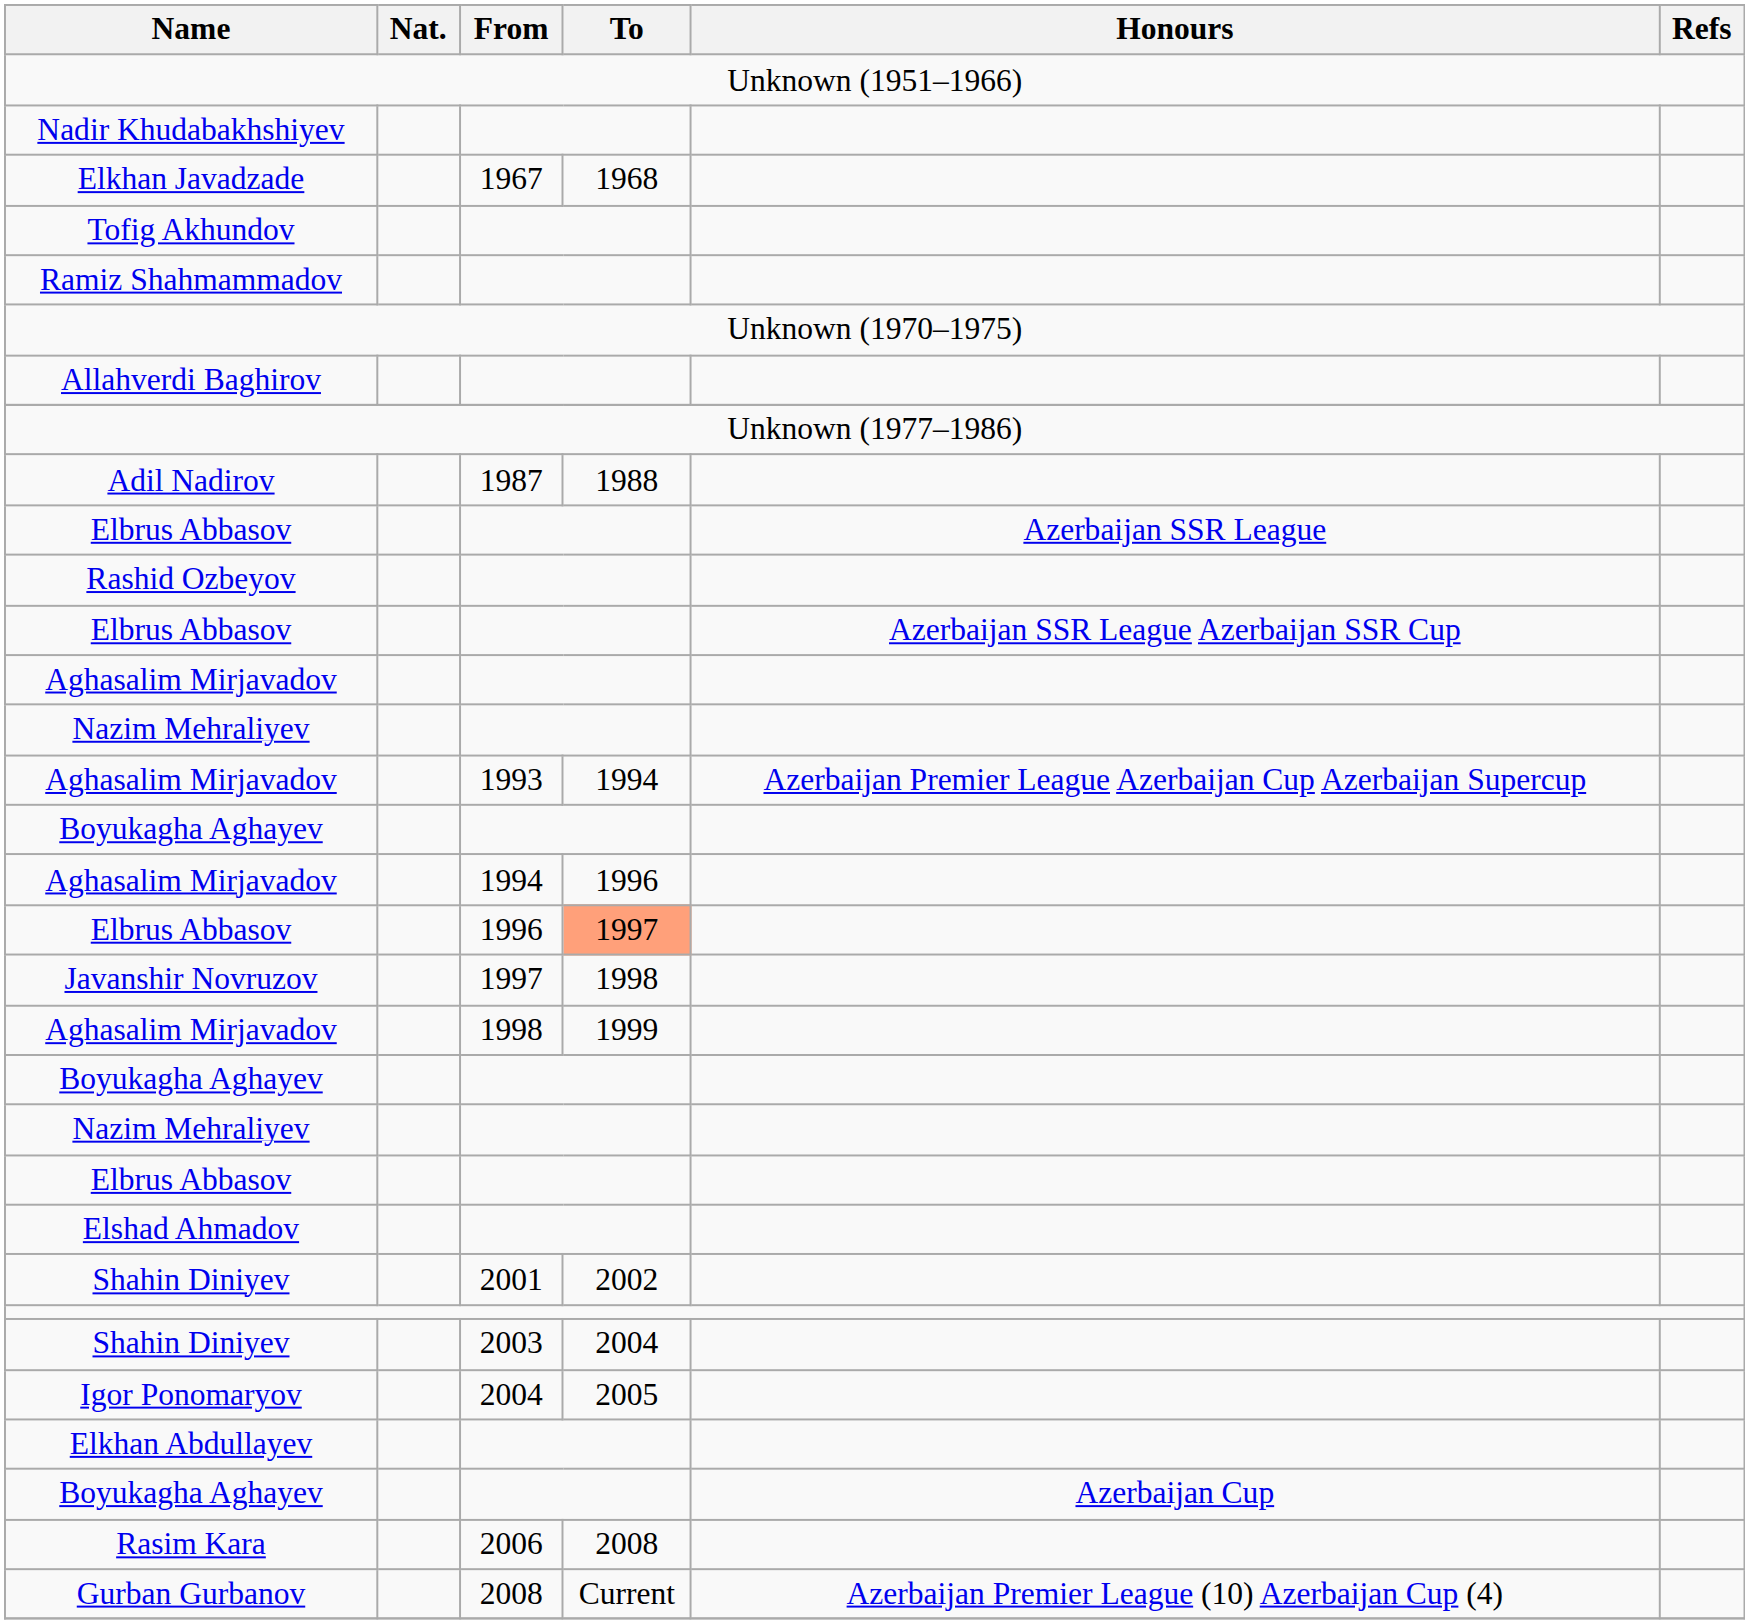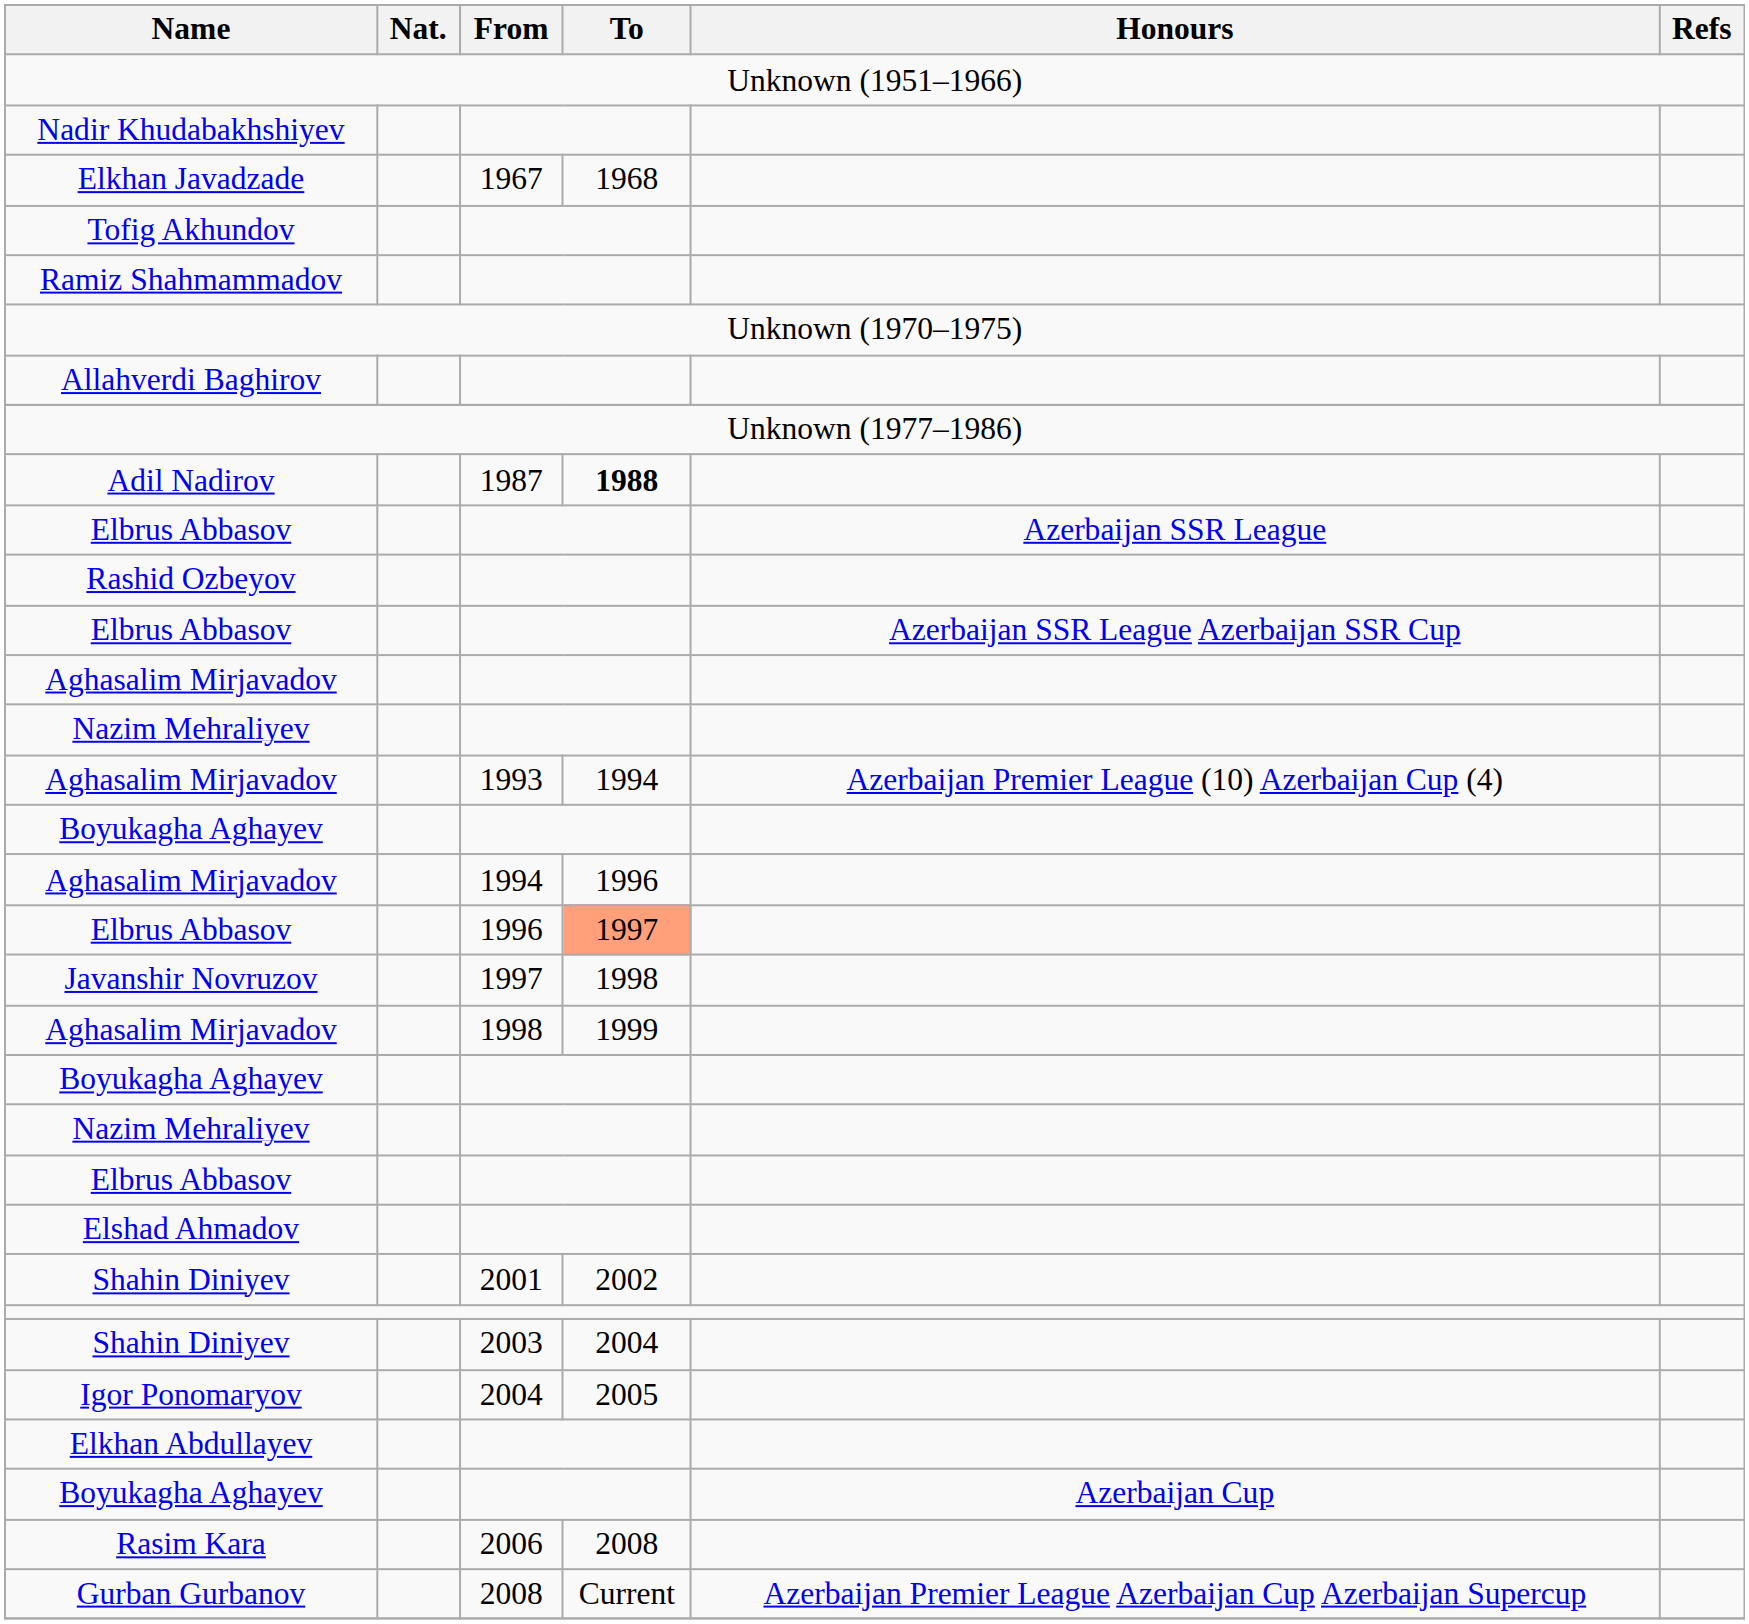(627, 479) normal -> (627, 479) bold
(1175, 779) Azerbaijan Premier League Azerbaijan Cup Azerbaijan Supercup -> (1175, 779) Azerbaijan Premier League (10) Azerbaijan Cup (4)
(1175, 1593) Azerbaijan Premier League (10) Azerbaijan Cup (4) -> (1175, 1593) Azerbaijan Premier League Azerbaijan Cup Azerbaijan Supercup
